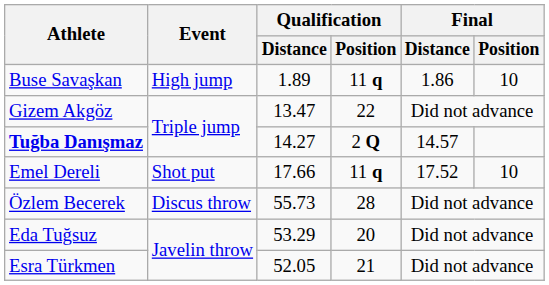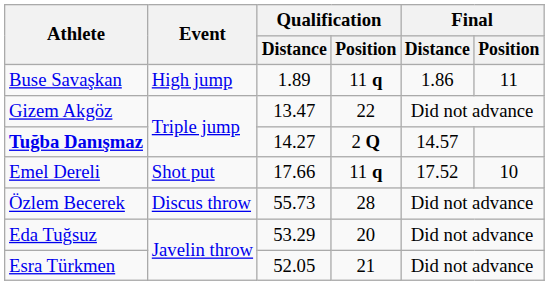(509, 80) 10 -> (509, 80) 11
